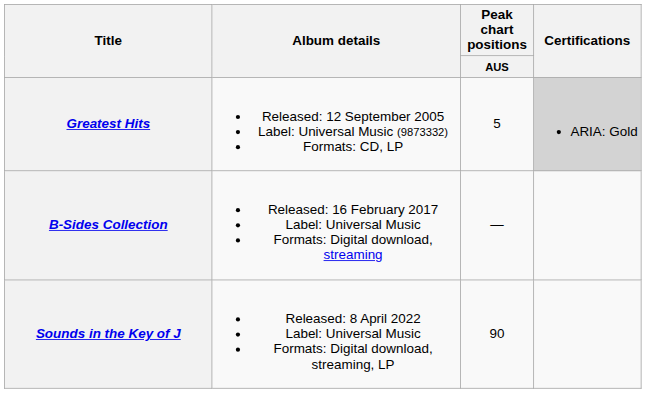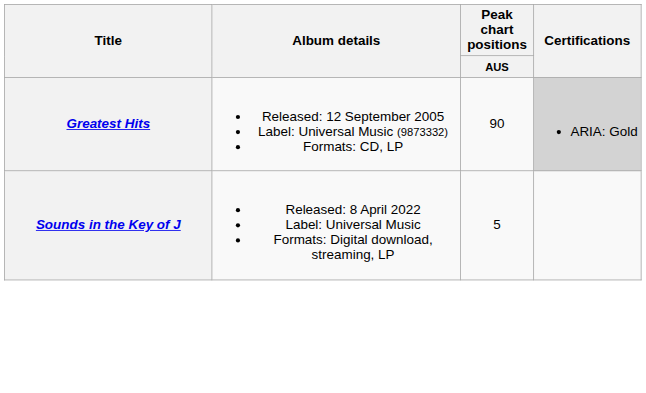(497, 124) 5 -> (497, 124) 90
- row: (108, 225)
(497, 333) 90 -> (497, 225) 5
